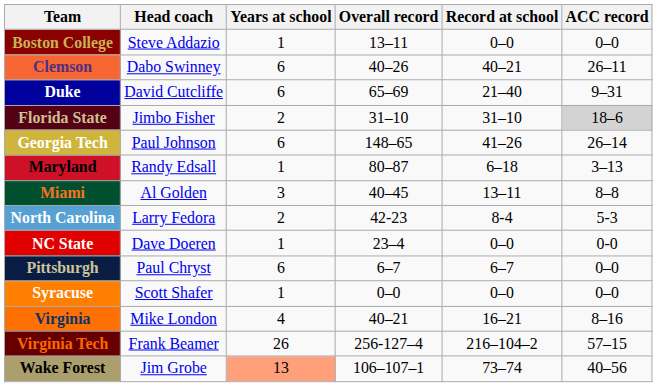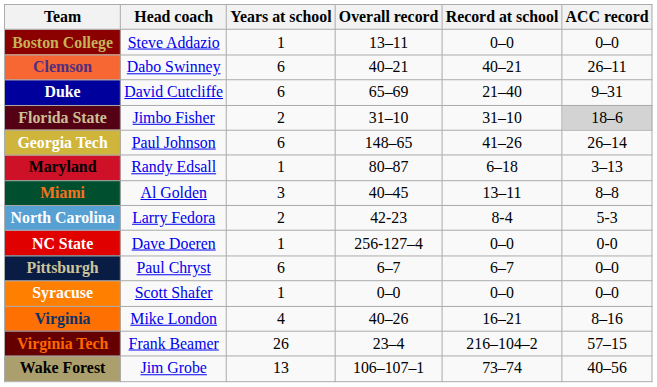(389, 67) 40–26 -> (389, 67) 40–21
(389, 243) 23–4 -> (389, 243) 256-127–4
(389, 318) 40–21 -> (389, 318) 40–26
(389, 343) 256-127–4 -> (389, 343) 23–4
(281, 368) lightsalmon background -> (281, 368) no background
